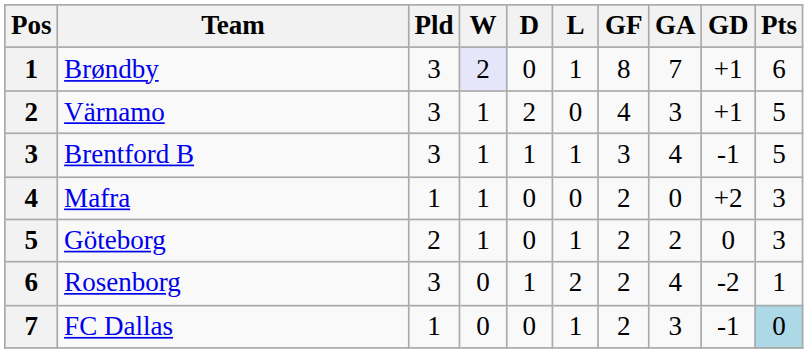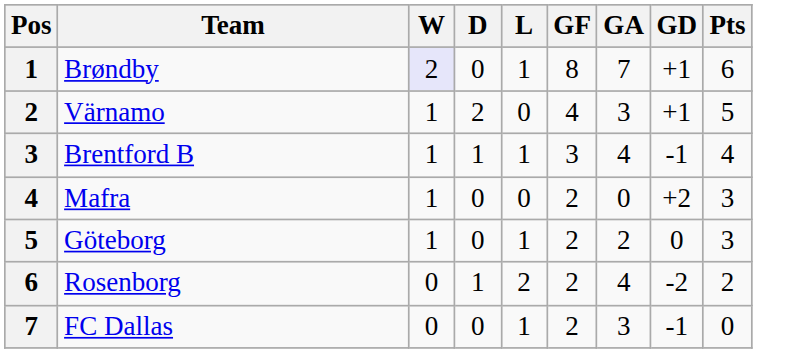- column: (434, 25)
(779, 154) 5 -> (727, 154) 4
(779, 283) 1 -> (727, 283) 2
(779, 326) lightblue background -> (727, 326) no background
